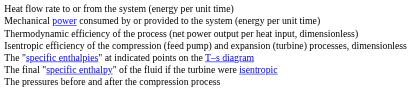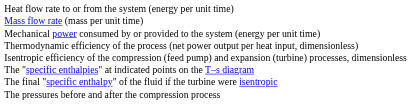+ row: (74, 21)
